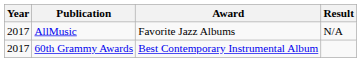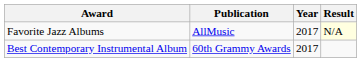columns swapped: (18, 13) <-> (228, 13)
(333, 31) no background -> (333, 31) lightyellow background
